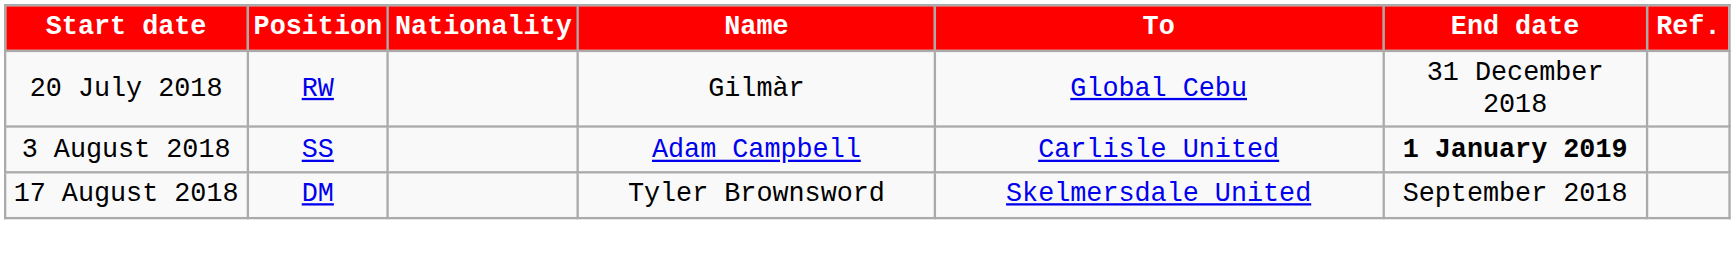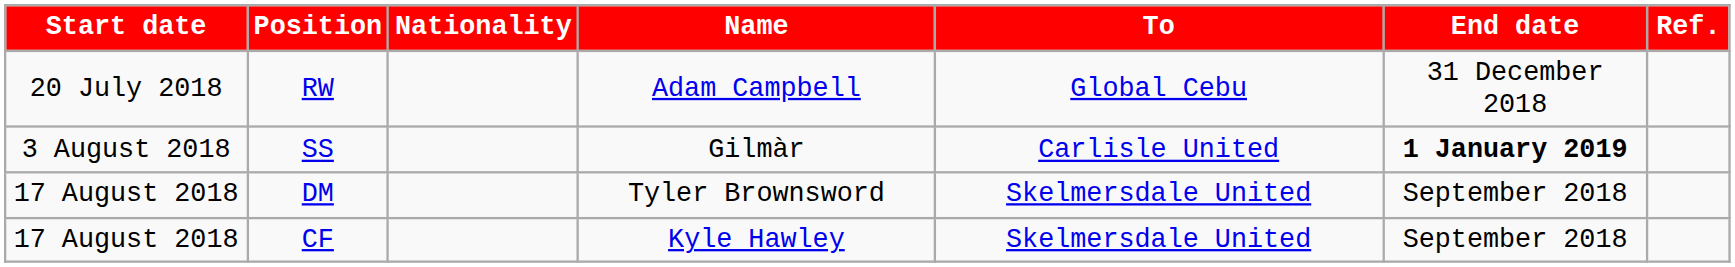(756, 88) Gilmàr -> (756, 88) Adam Campbell
(756, 149) Adam Campbell -> (756, 149) Gilmàr
+ row: (318, 239)
